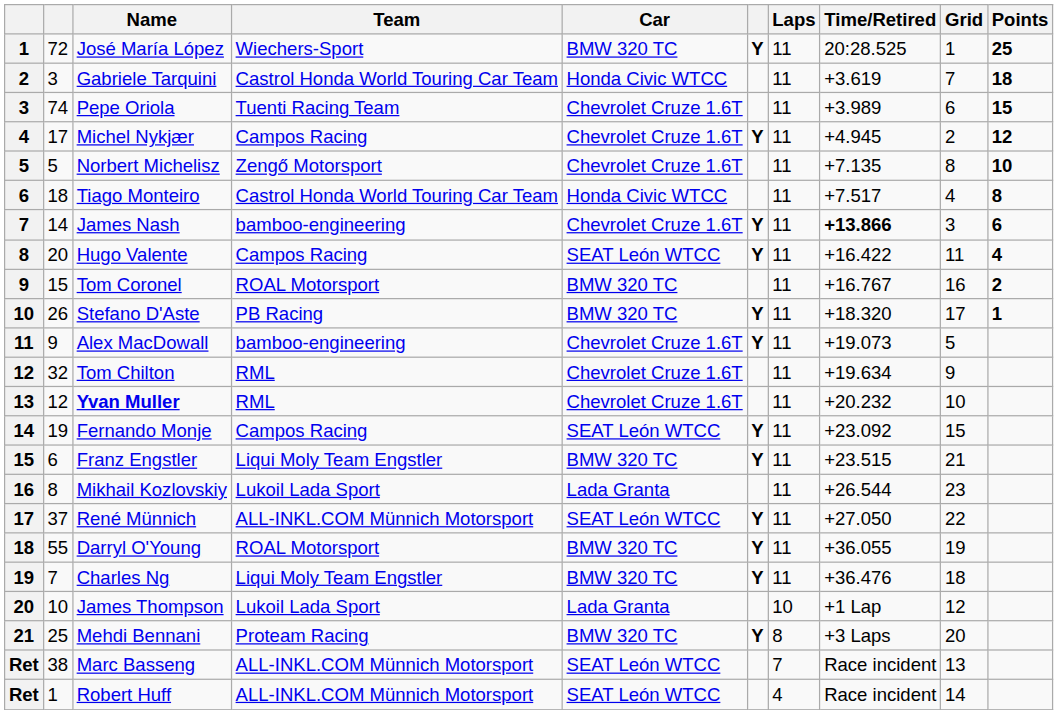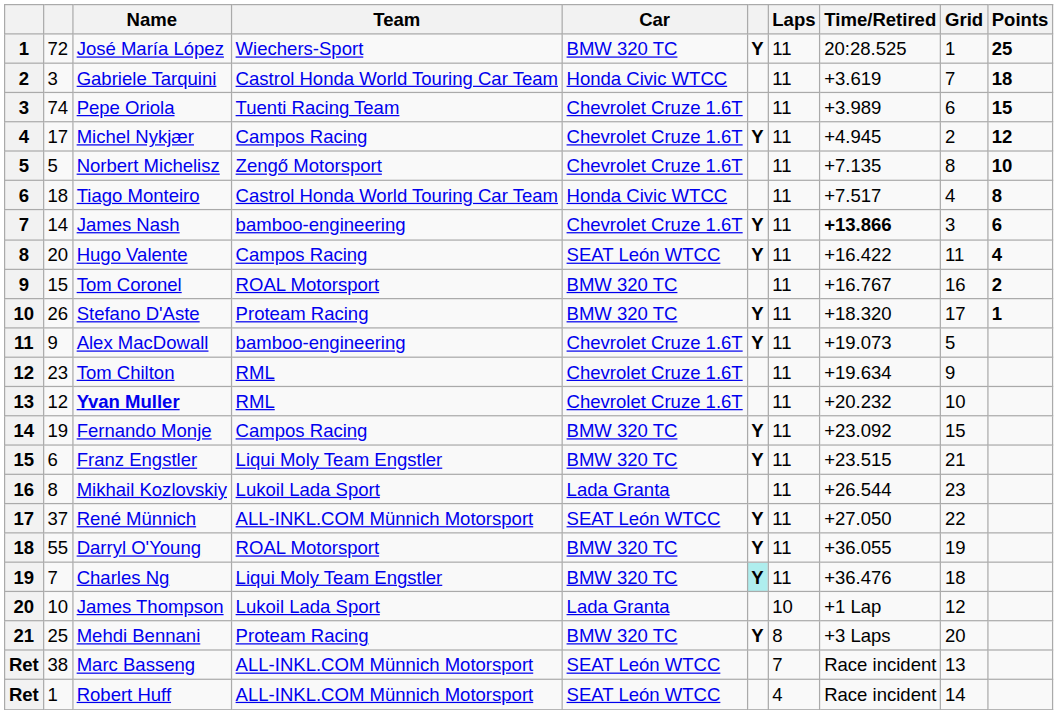(279, 313) PB Racing -> (302, 313) Proteam Racing
(58, 372) 32 -> (58, 372) 23
(643, 430) SEAT León WTCC -> (622, 430) BMW 320 TC
(757, 577) no background -> (757, 577) paleturquoise background
